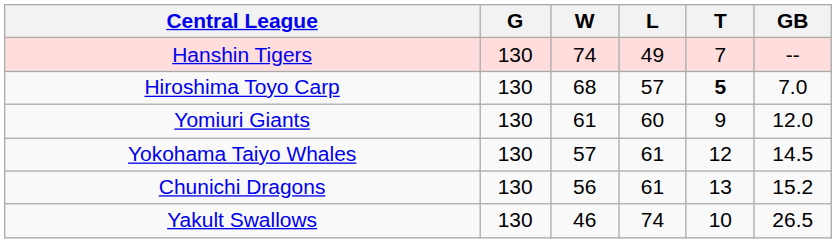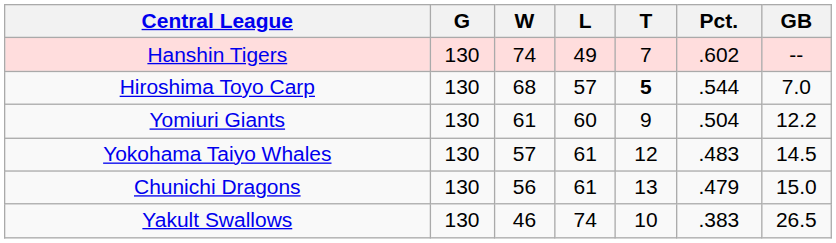+ column: (719, 21)
(793, 120) 12.0 -> (796, 120) 12.2
(793, 187) 15.2 -> (796, 187) 15.0
